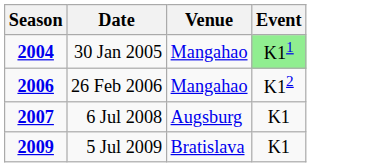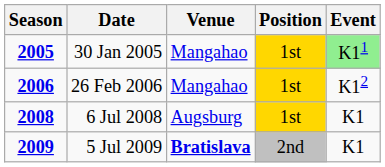+ column: (290, 19)
(36, 51) 2004 -> (36, 51) 2005
(36, 117) 2007 -> (36, 117) 2008
(208, 147) normal -> (211, 147) bold
